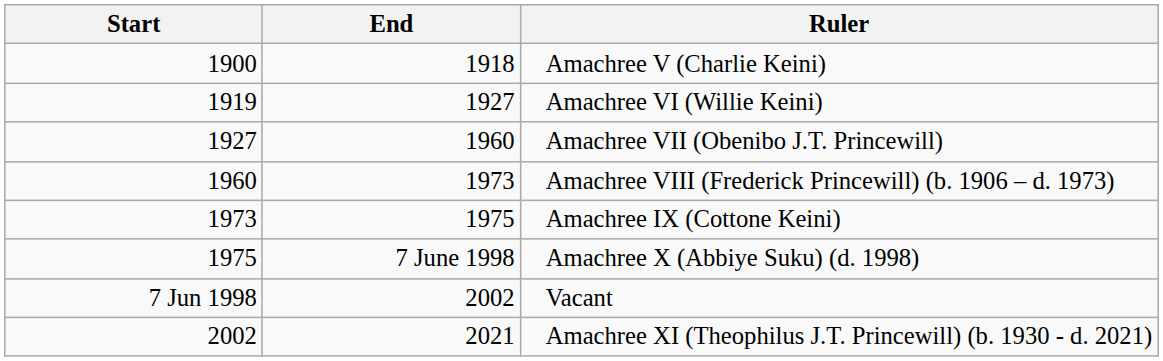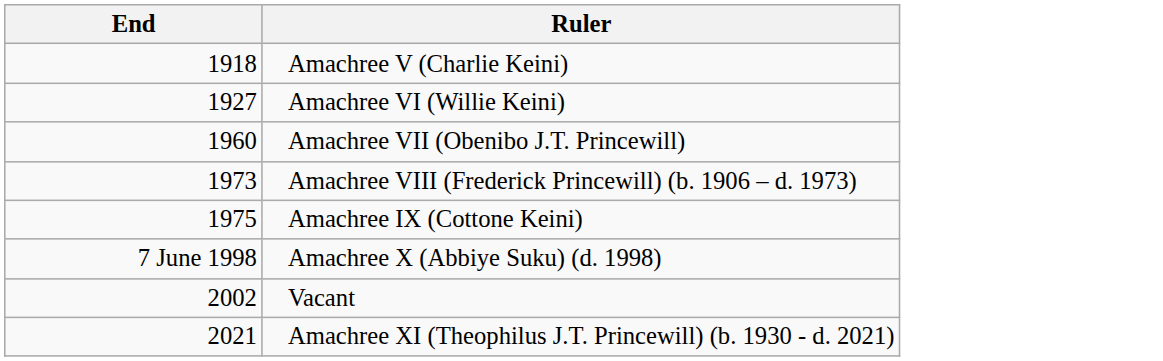- column: (134, 24)
